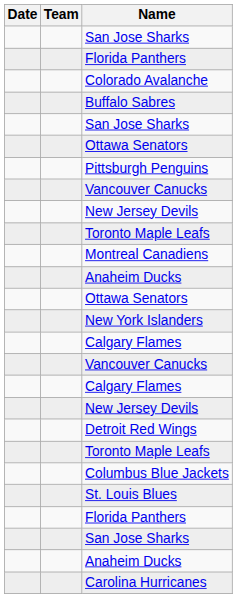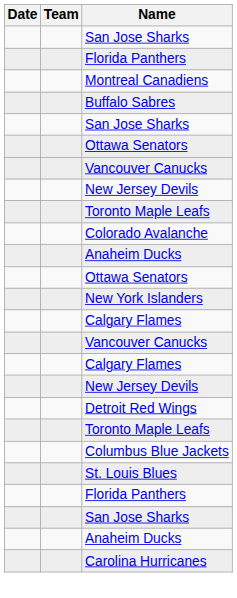rows swapped: (23, 81) <-> (23, 255)
- row: (23, 168)
